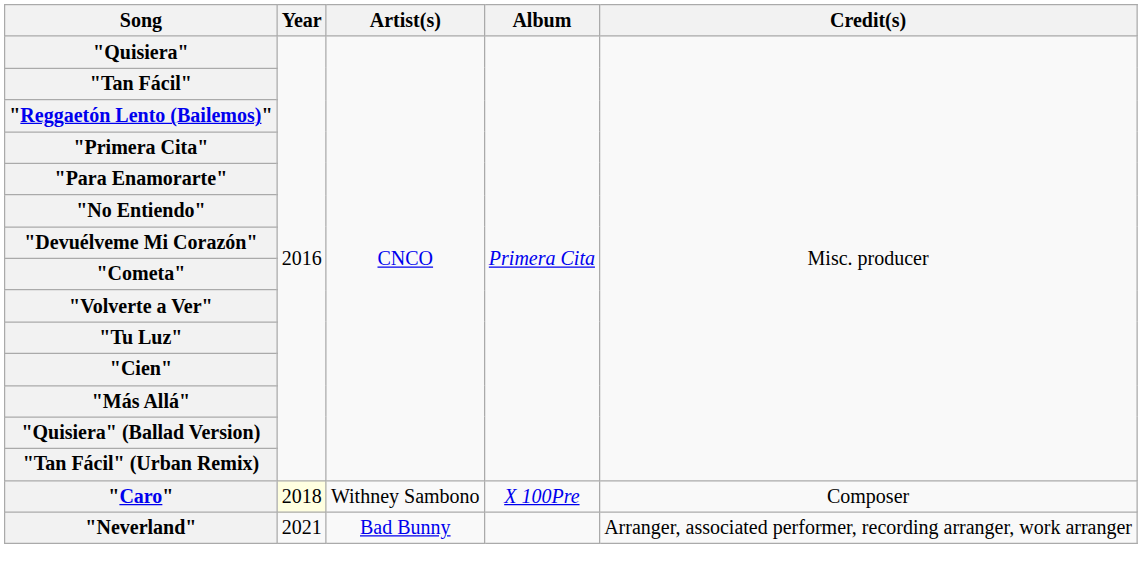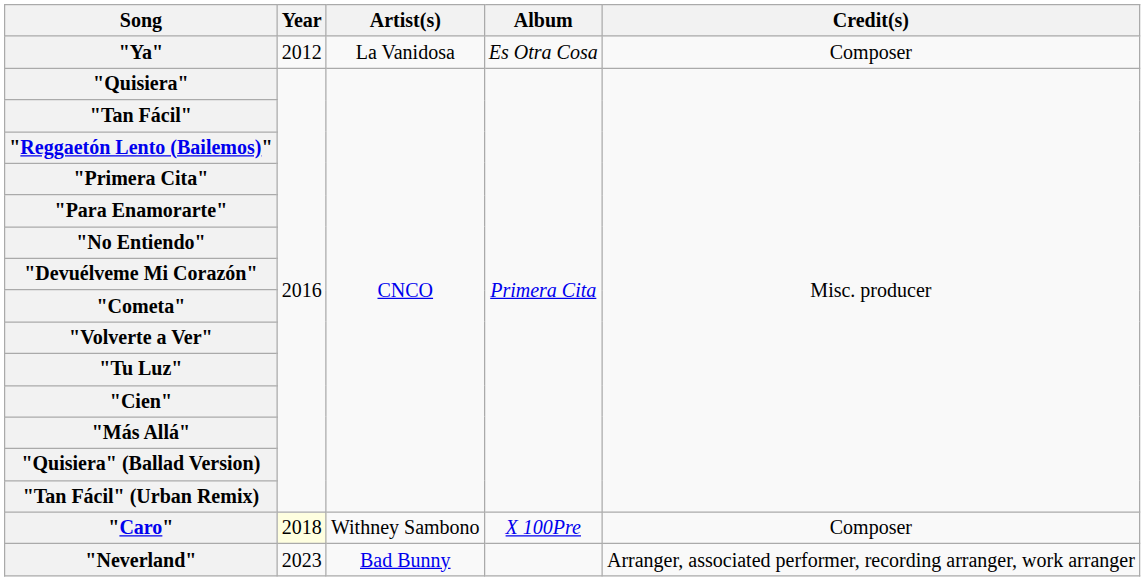+ row: (141, 52)
(302, 527) 2021 -> (302, 559) 2023
